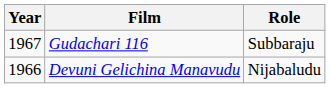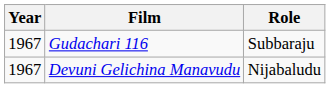(25, 69) 1966 -> (25, 69) 1967
